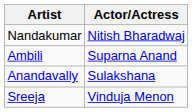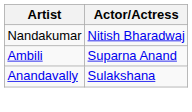- row: (26, 96)
